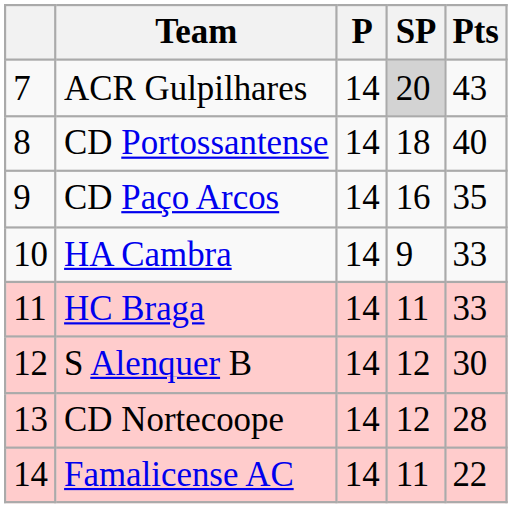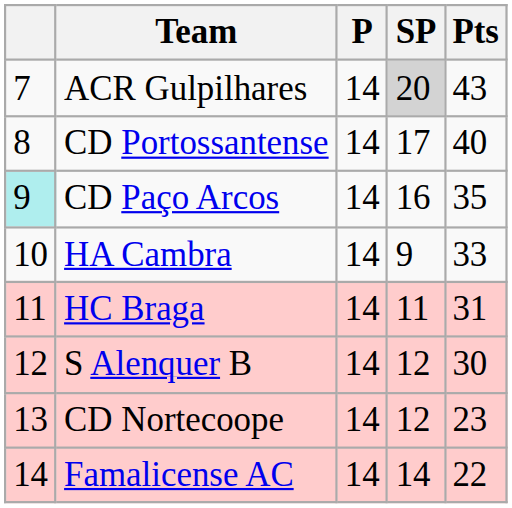(413, 142) 18 -> (413, 142) 17
(22, 198) no background -> (22, 198) paleturquoise background
(470, 308) 33 -> (470, 308) 31
(470, 419) 28 -> (470, 419) 23
(412, 474) 11 -> (413, 474) 14
